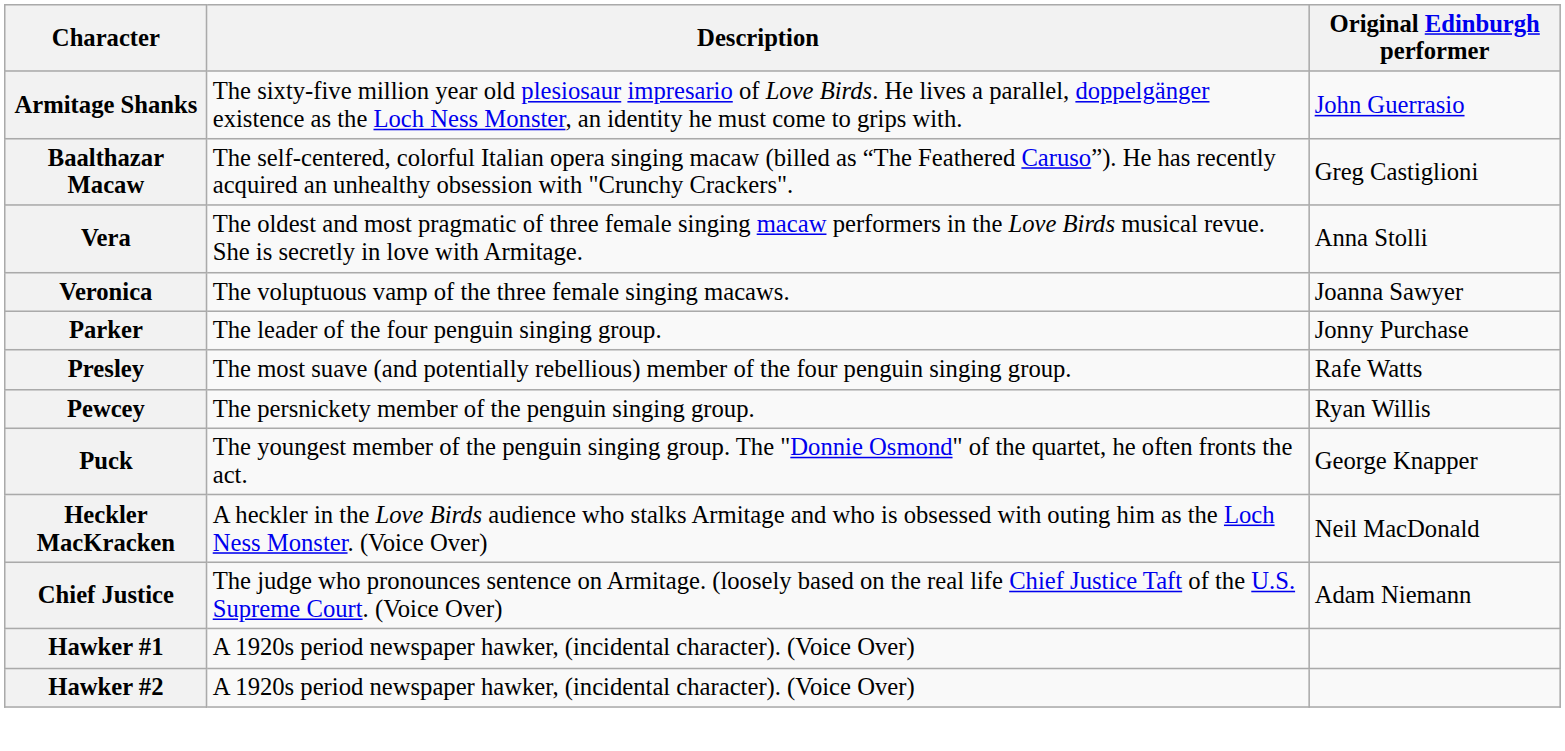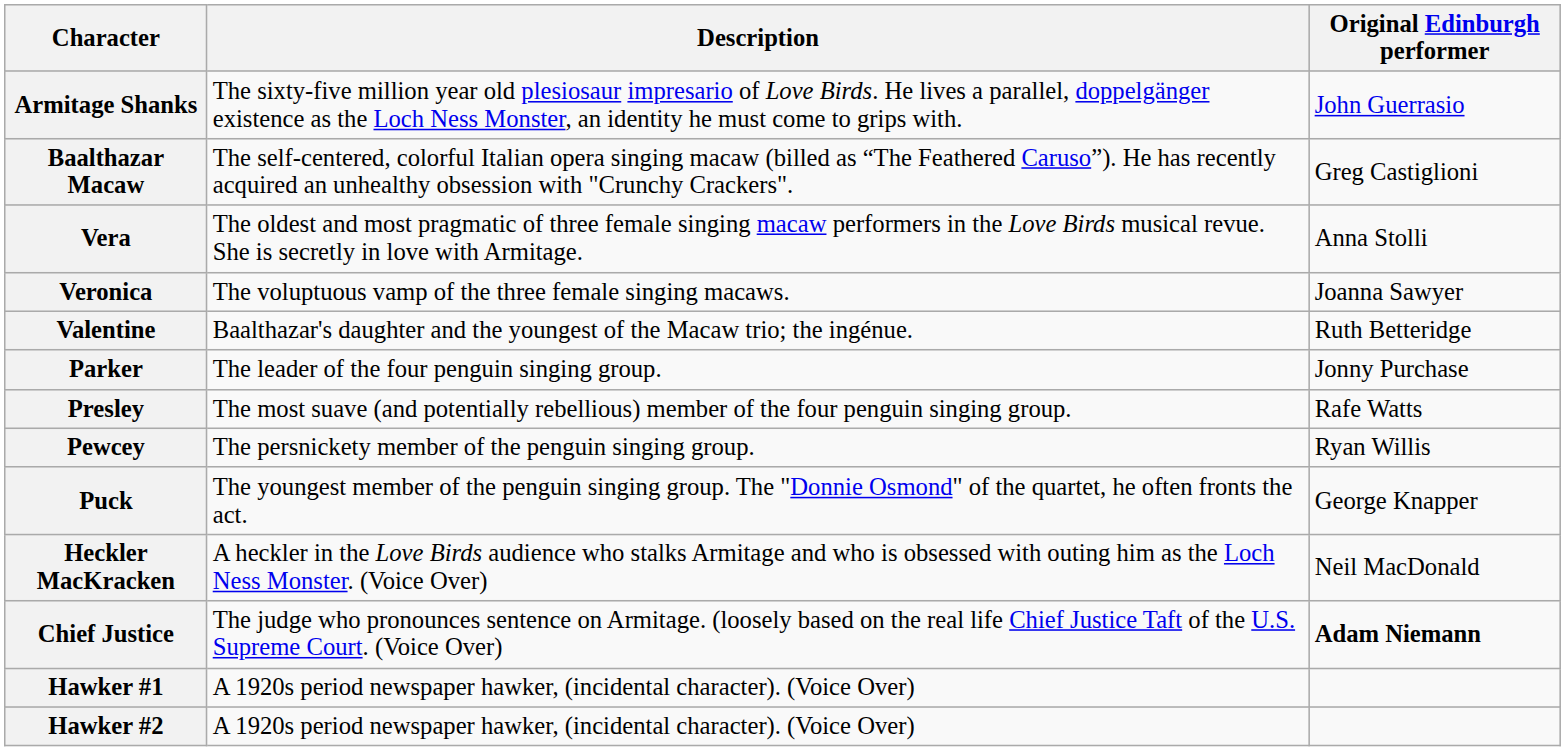+ row: (106, 330)
(1393, 594) normal -> (1398, 634) bold
